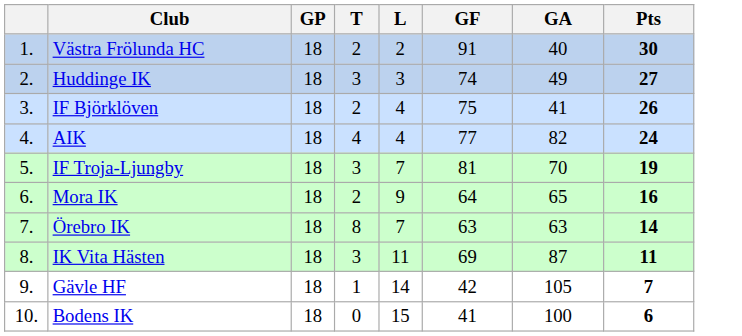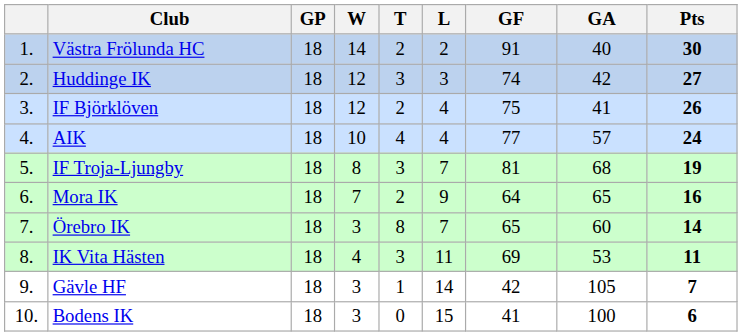+ column: (357, 19)
(558, 78) 49 -> (602, 78) 42
(558, 138) 82 -> (602, 138) 57
(558, 167) 70 -> (602, 167) 68
(467, 227) 63 -> (511, 227) 65
(558, 227) 63 -> (602, 227) 60
(558, 256) 87 -> (602, 256) 53
